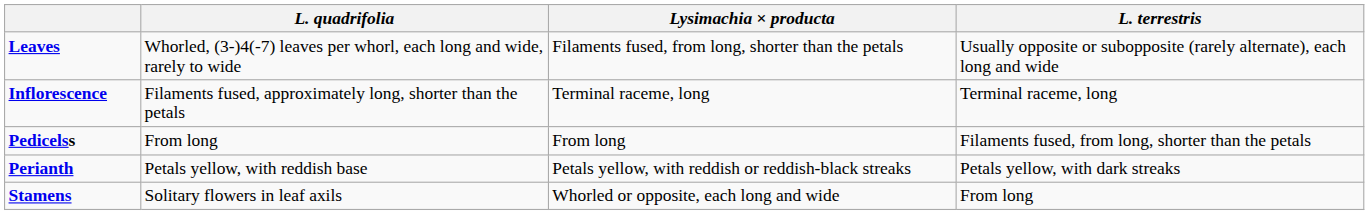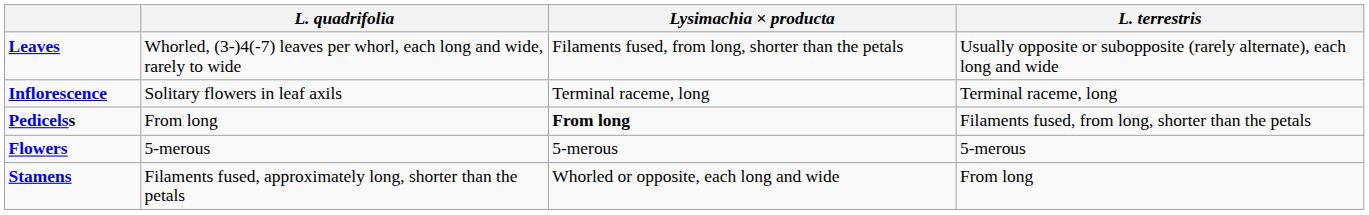(331, 103) Filaments fused, approximately long, shorter than the petals -> (243, 93) Solitary flowers in leaf axils
(589, 140) normal -> (591, 120) bold
+ row: (38, 148)
- row: (41, 168)
(243, 195) Solitary flowers in leaf axils -> (331, 186) Filaments fused, approximately long, shorter than the petals
